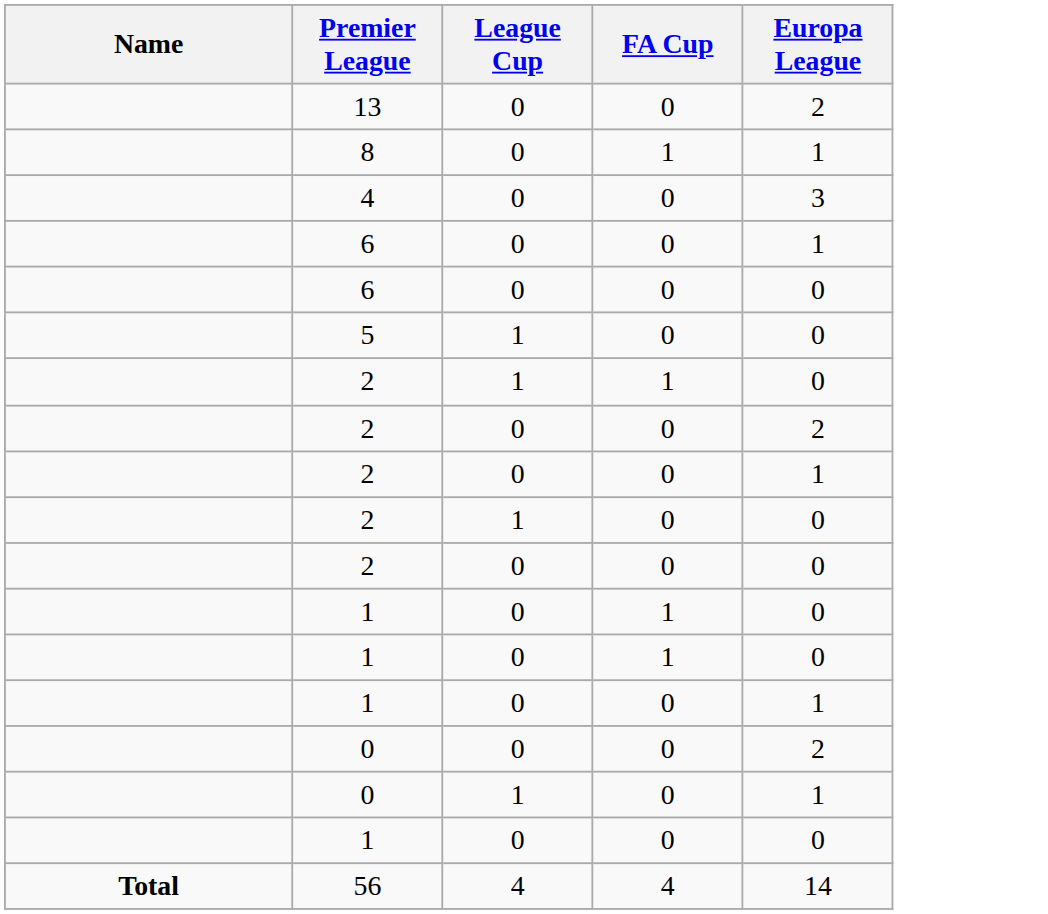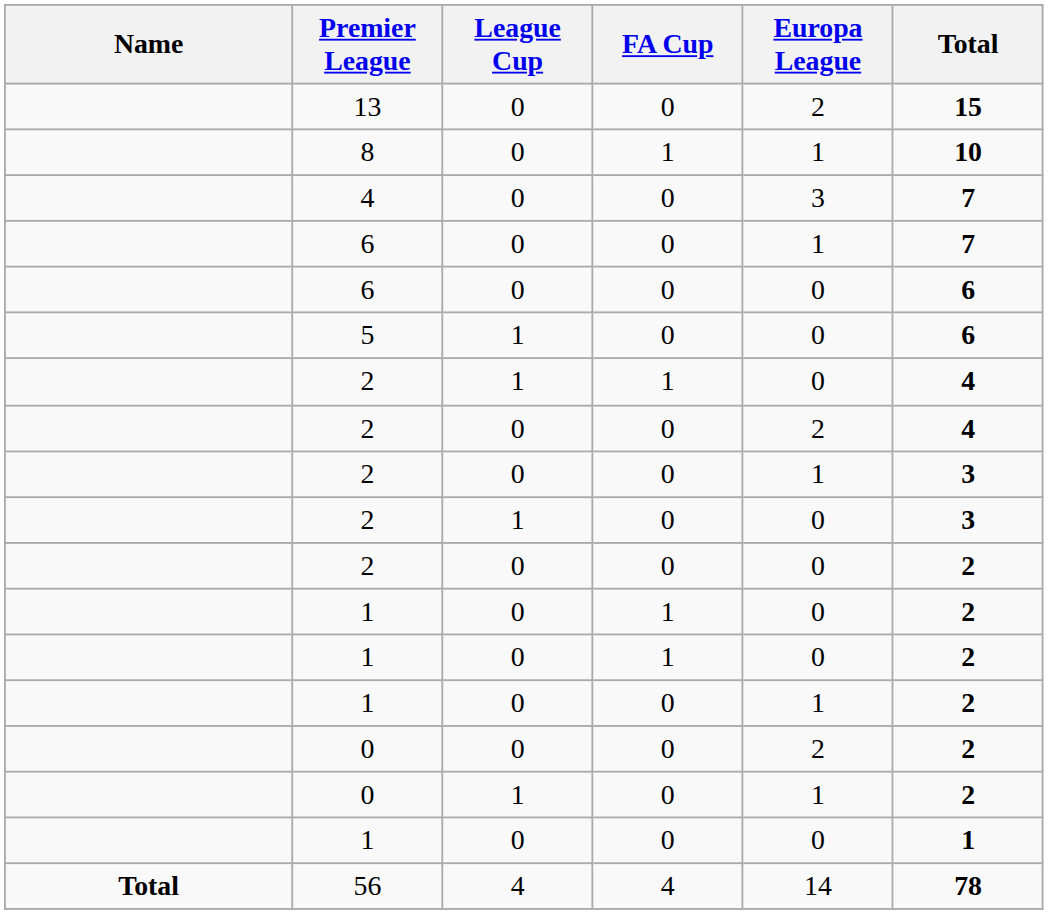+ column: (968, 44)
